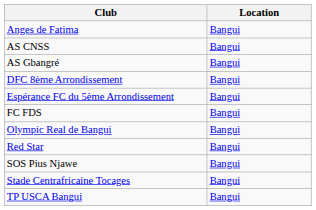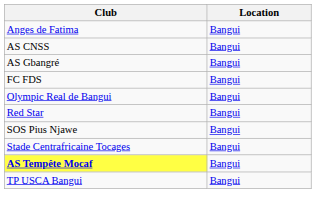- row: (65, 79)
- row: (90, 96)
+ row: (50, 163)
